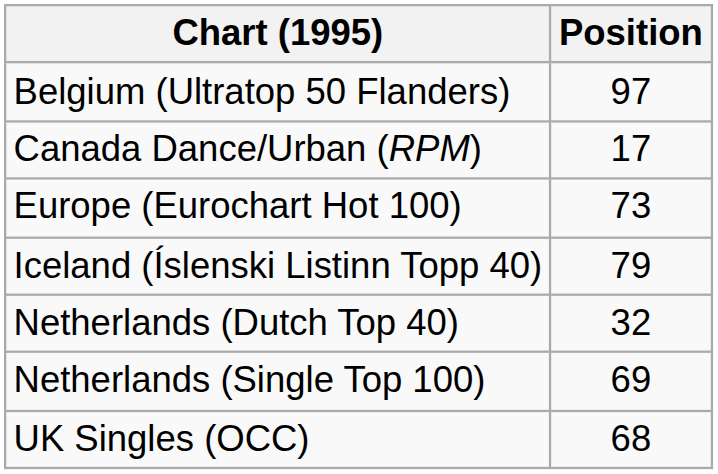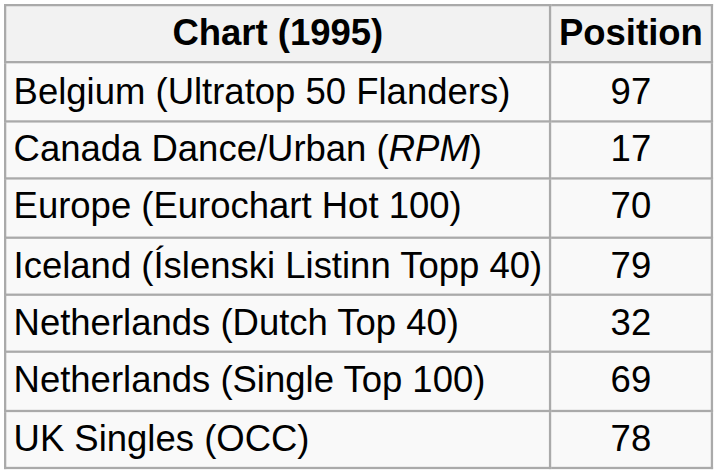(631, 206) 73 -> (631, 206) 70
(631, 438) 68 -> (631, 438) 78
